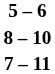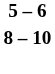- row: (27, 63)
